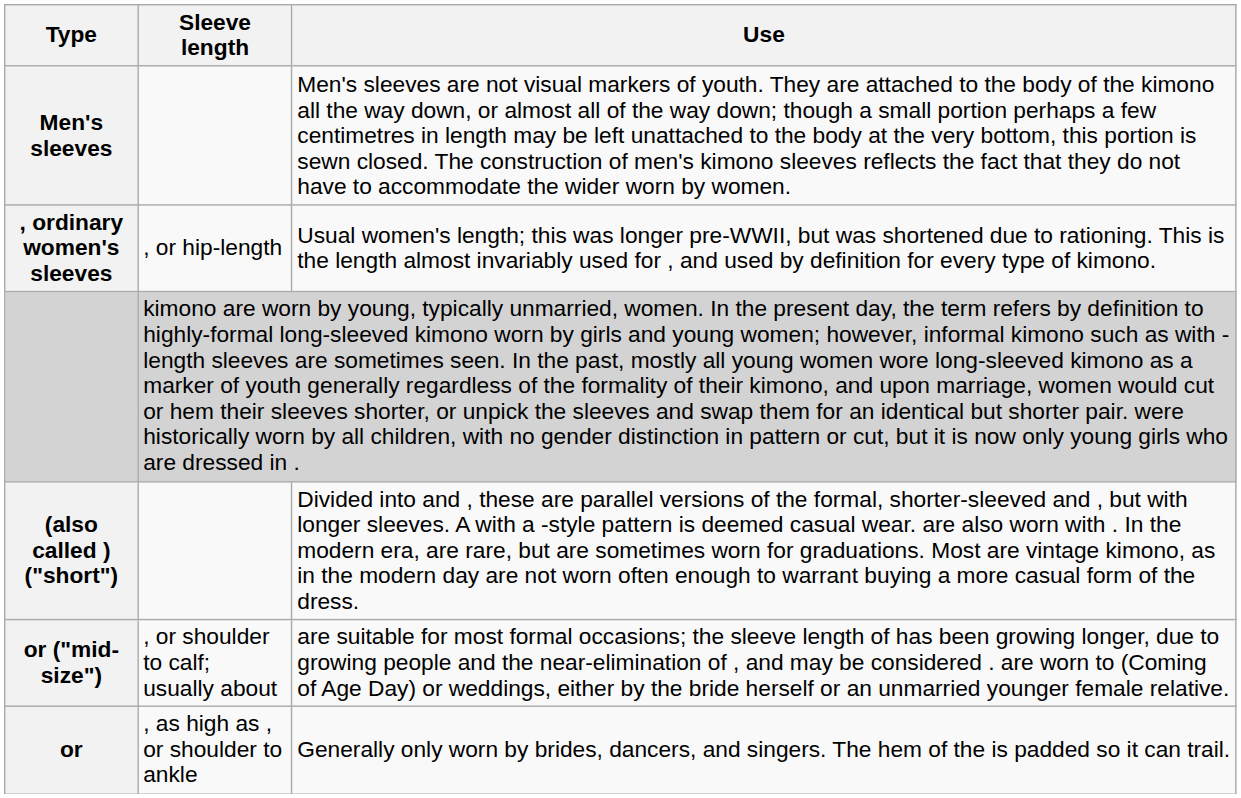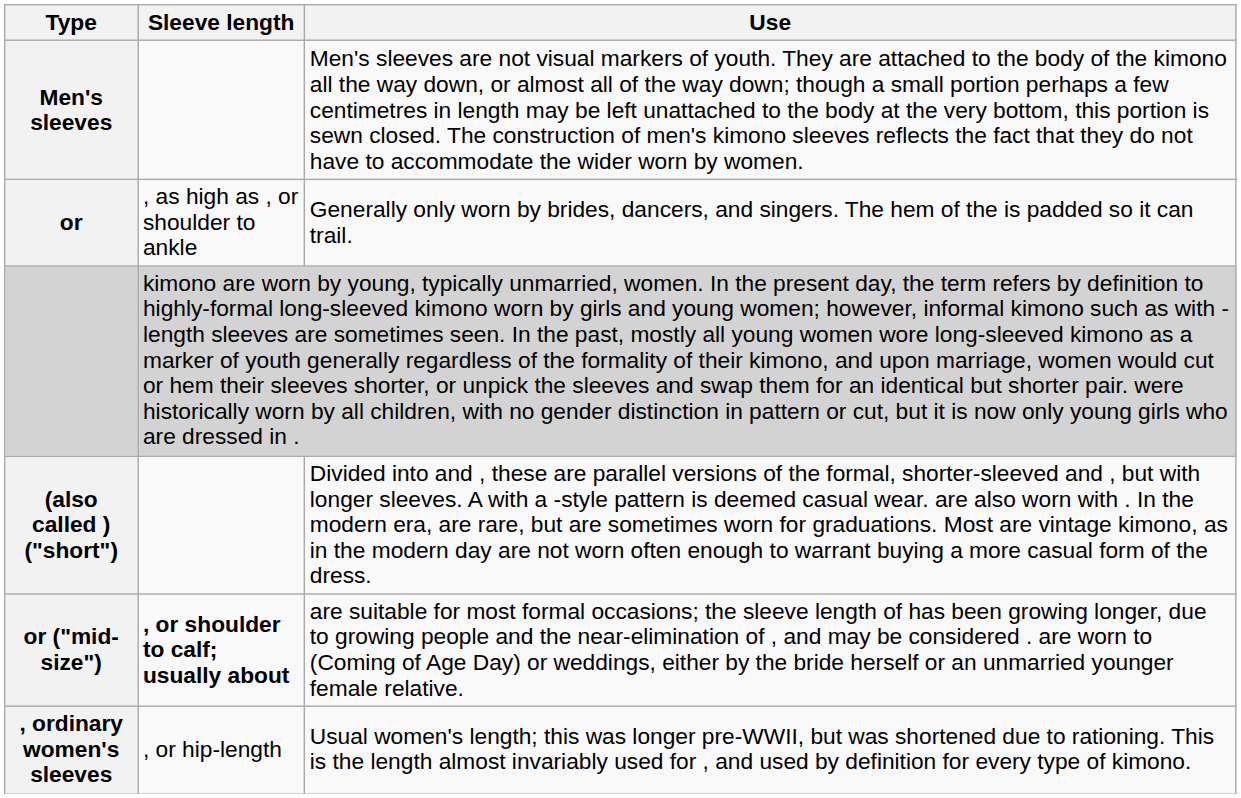rows swapped: (71, 247) <-> (71, 749)
(210, 662) normal -> (216, 649) bold
